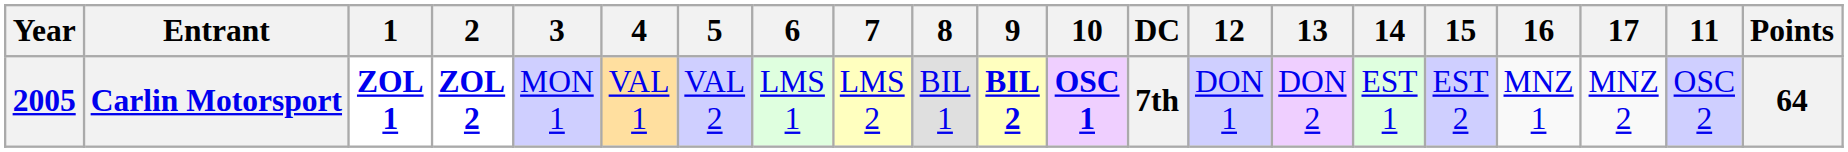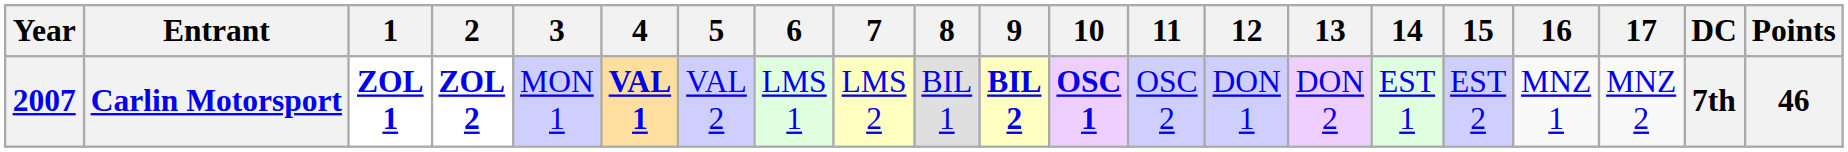columns swapped: (1704, 30) <-> (1157, 30)
(44, 100) 2005 -> (44, 100) 2007
(639, 100) normal -> (640, 100) bold
(1792, 100) 64 -> (1794, 100) 46
